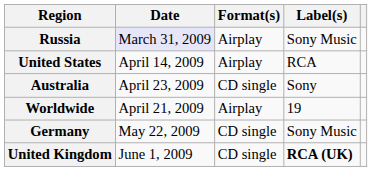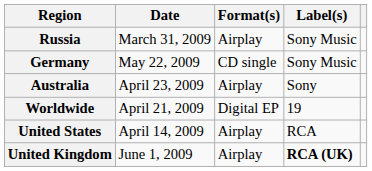(165, 39) lavender background -> (165, 39) no background
rows swapped: (60, 62) <-> (60, 131)
(247, 85) CD single -> (240, 85) Airplay
(240, 108) Airplay -> (248, 108) Digital EP
(247, 154) CD single -> (240, 154) Airplay
